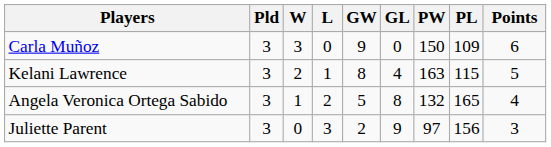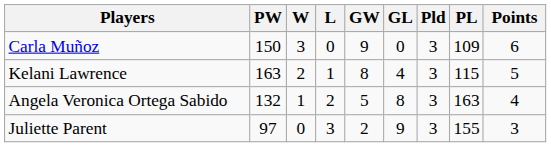columns swapped: (267, 18) <-> (432, 18)
(467, 100) 165 -> (467, 100) 163
(467, 127) 156 -> (467, 127) 155
